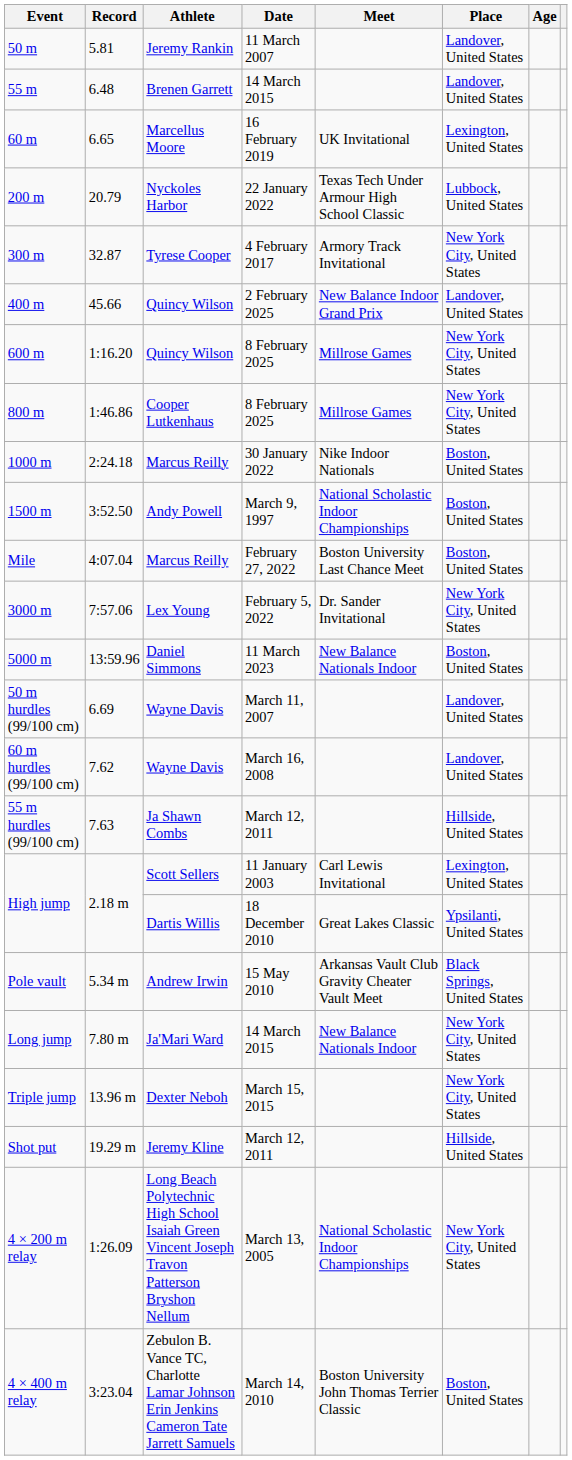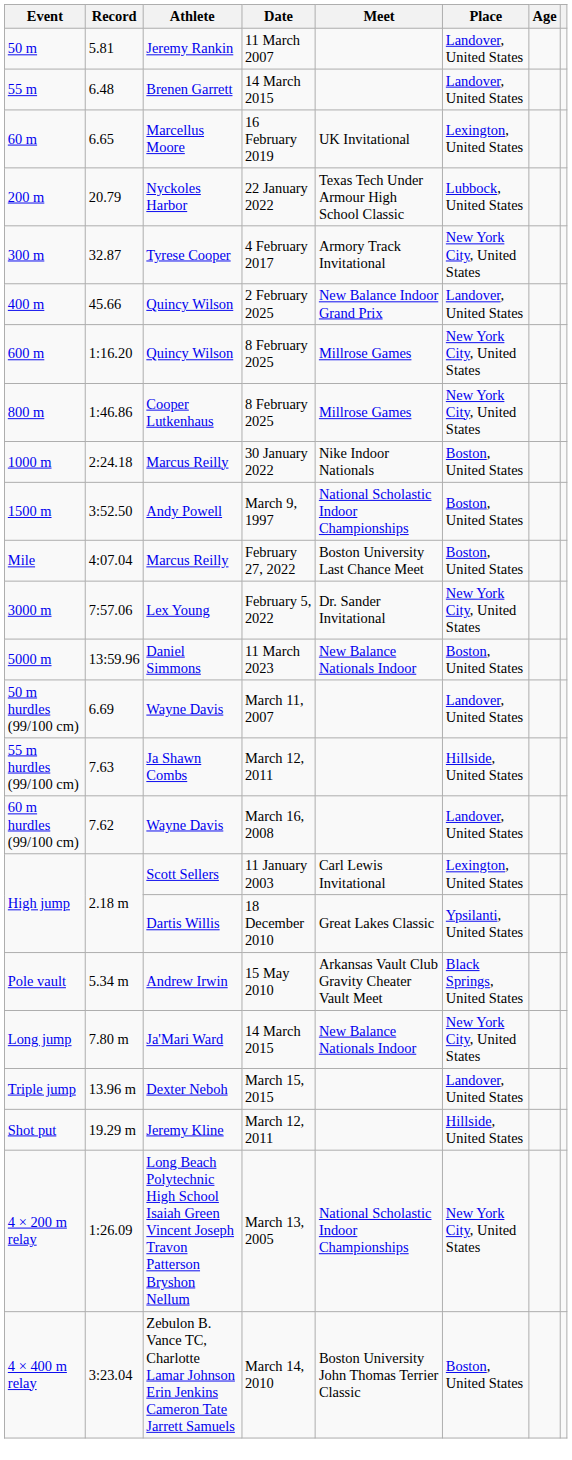rows swapped: (43, 825) <-> (43, 767)
(481, 1097) New York City, United States -> (485, 1089) Landover, United States
